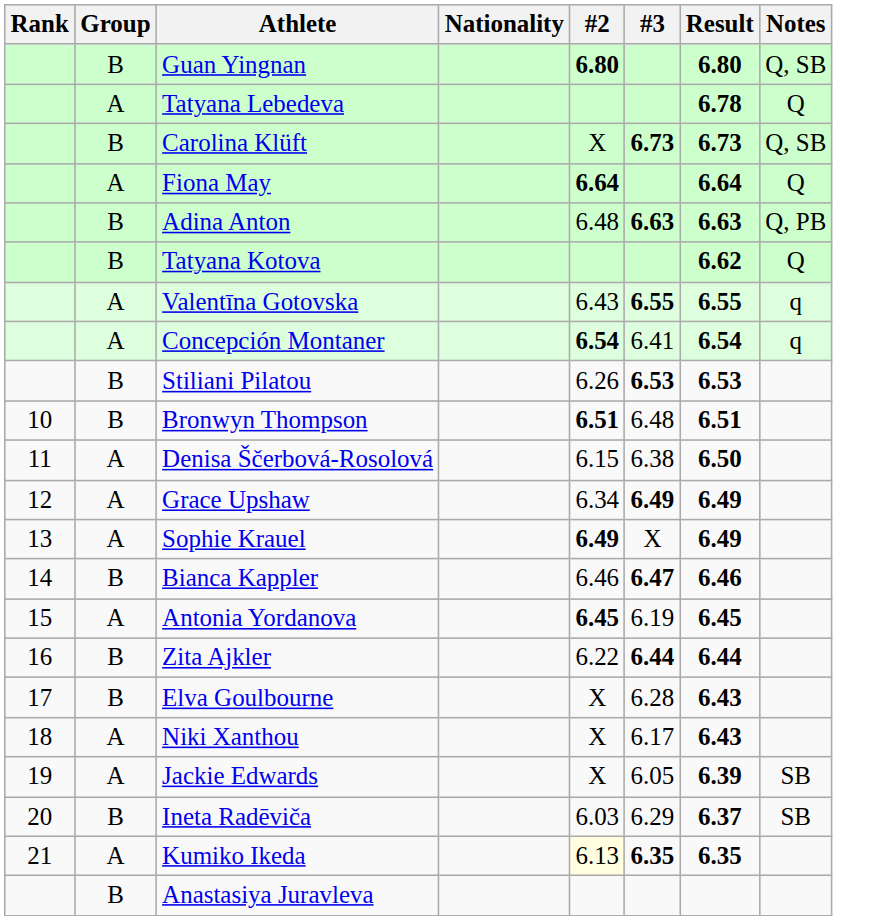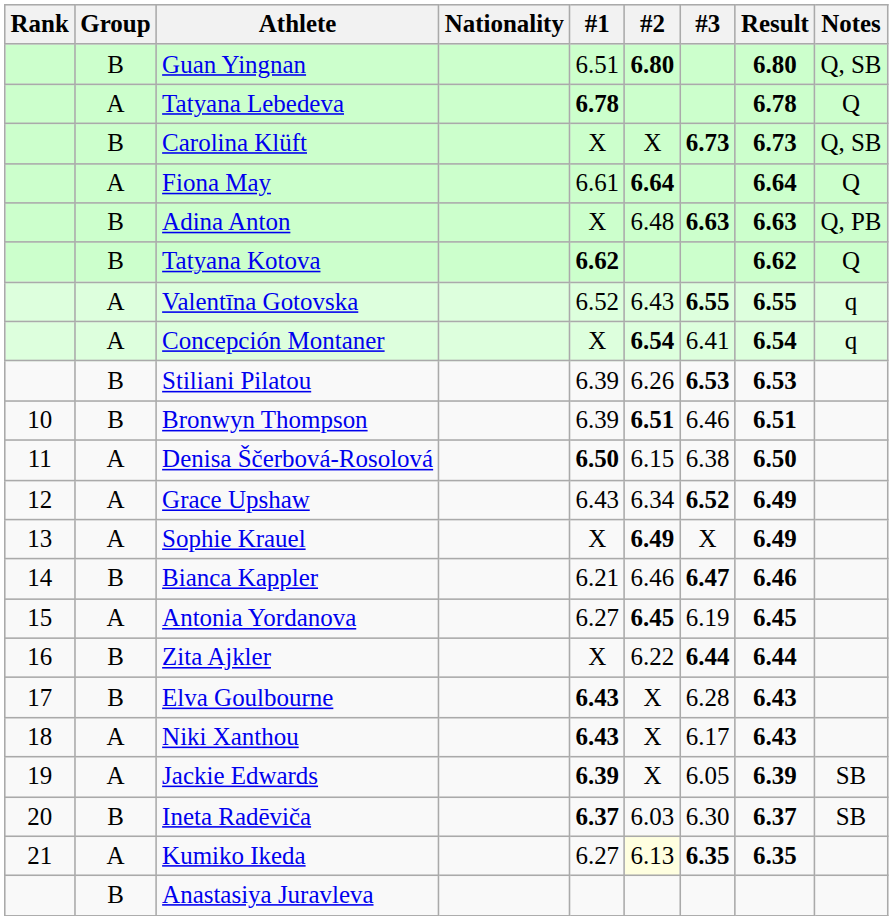+ column: (597, 24)
(652, 420) 6.48 -> (708, 420) 6.46
(652, 499) 6.49 -> (708, 499) 6.52
(652, 815) 6.29 -> (708, 815) 6.30
